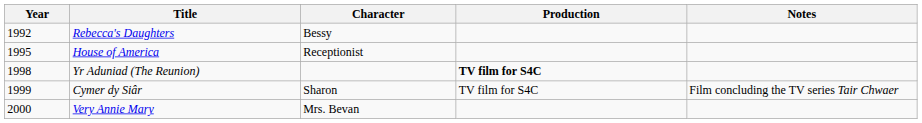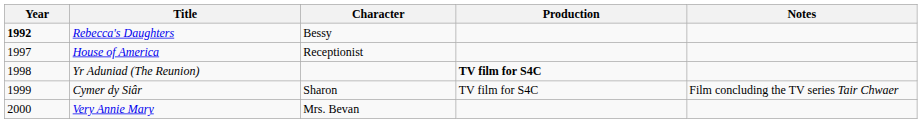(19, 33) normal -> (19, 33) bold
(19, 52) 1995 -> (19, 52) 1997
